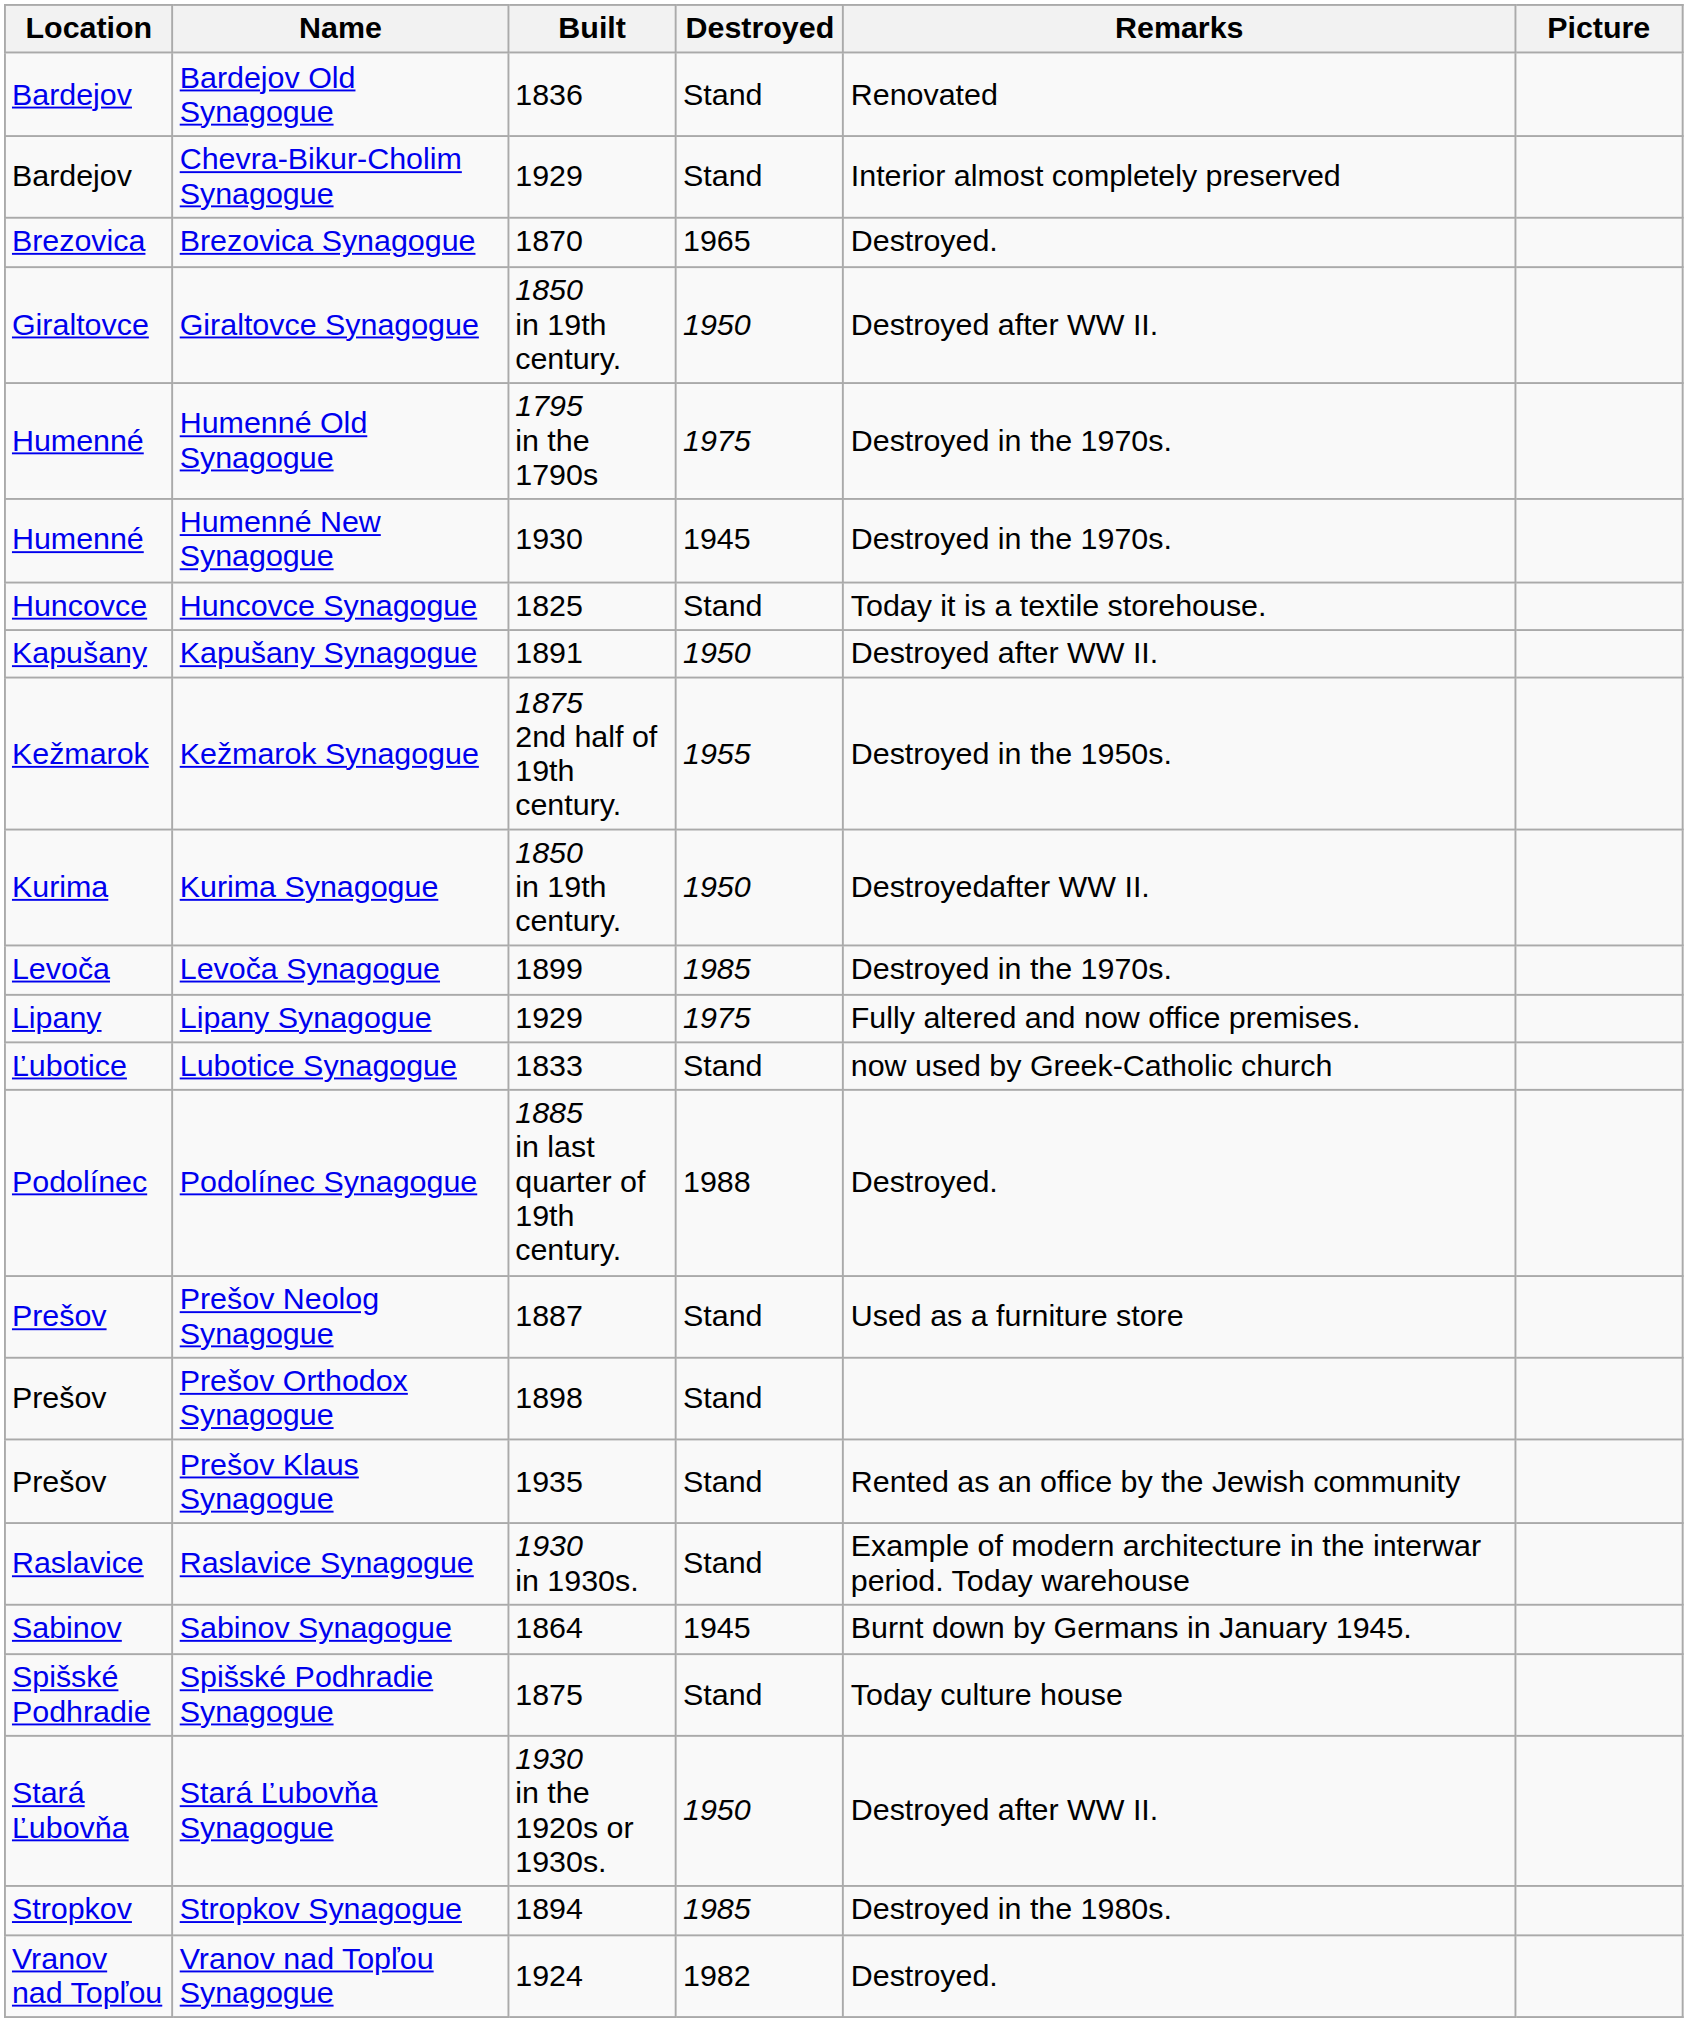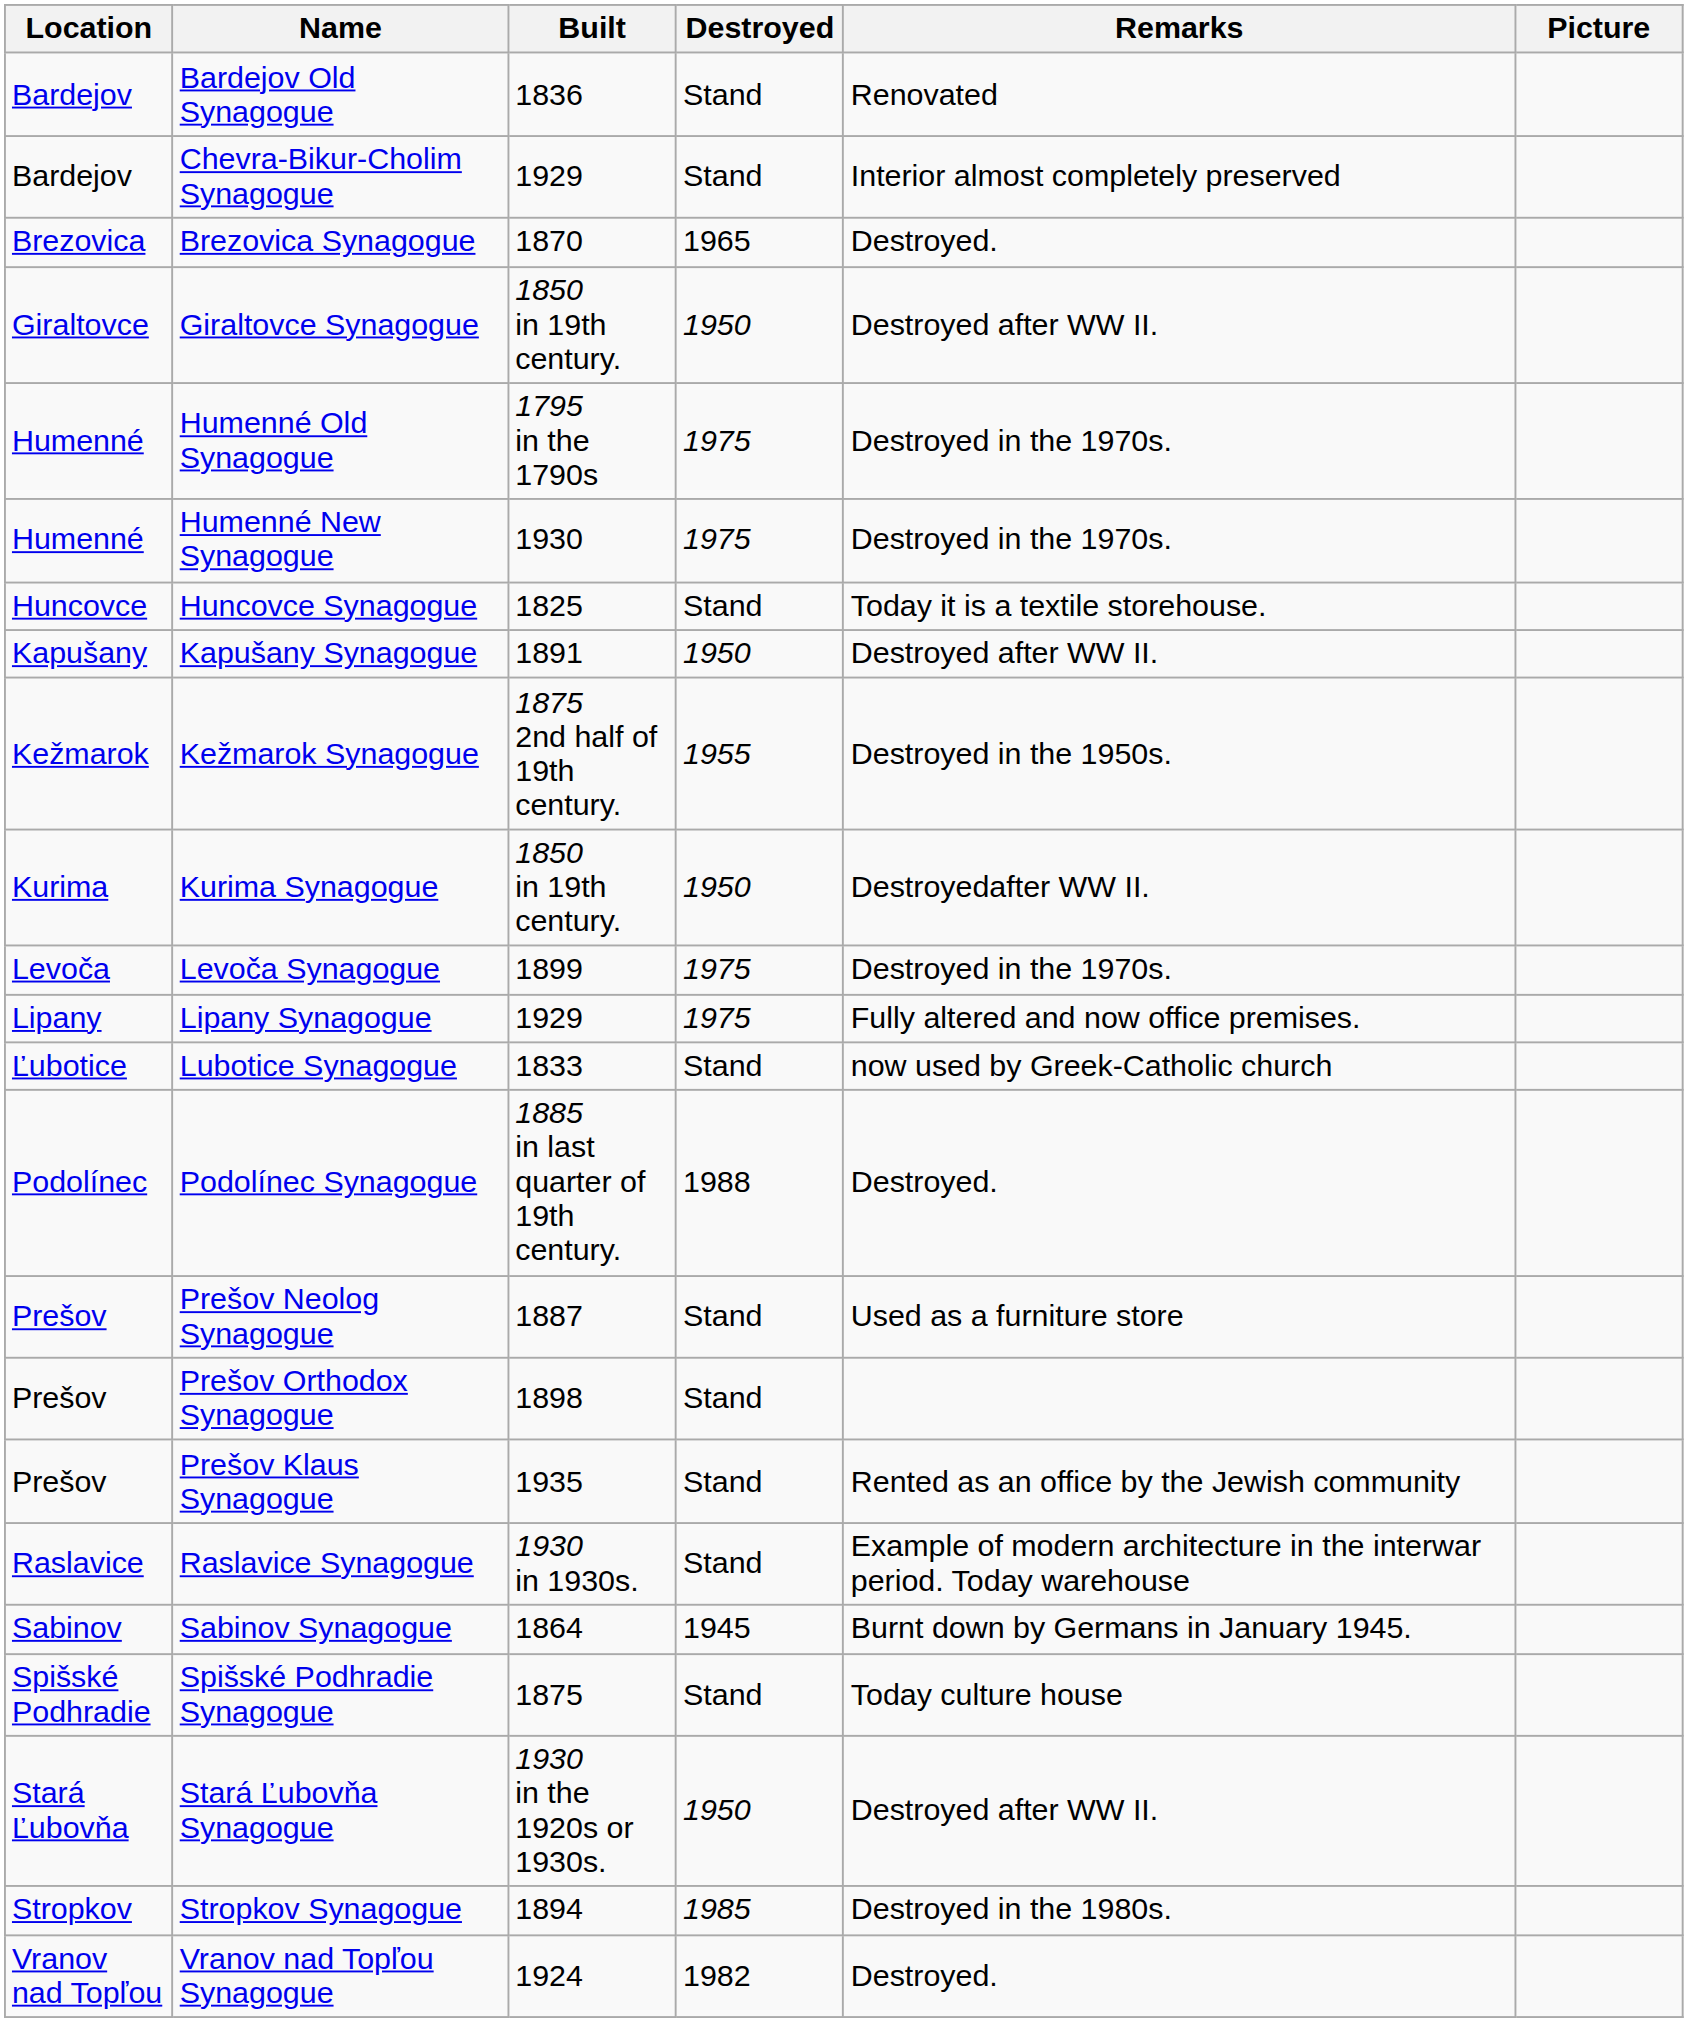(717, 540) 1945 -> (717, 540) 1975
(717, 969) 1985 -> (717, 969) 1975
